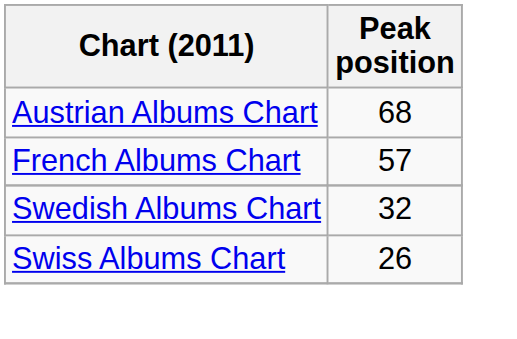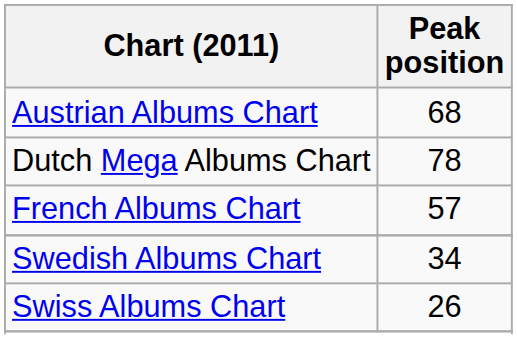+ row: (191, 160)
(395, 209) 32 -> (445, 258) 34
